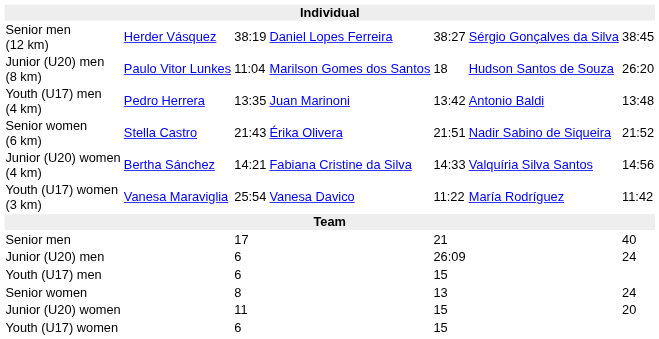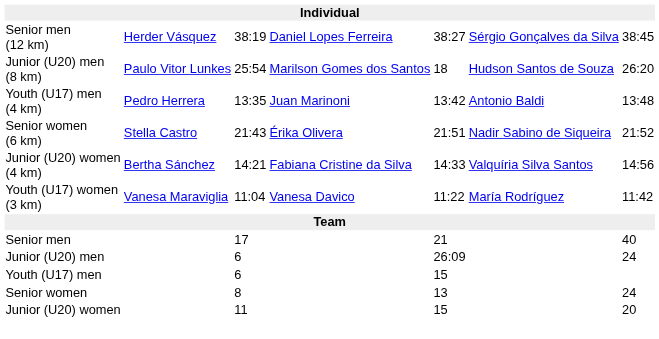(250, 69) 11:04 -> (250, 69) 25:54
(250, 197) 25:54 -> (250, 197) 11:04
- row: (62, 327)
